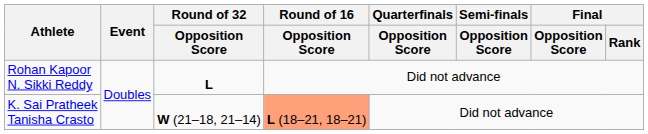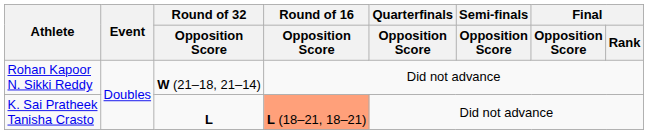(209, 85) L -> (209, 85) W (21–18, 21–14)
(209, 120) W (21–18, 21–14) -> (209, 120) L
